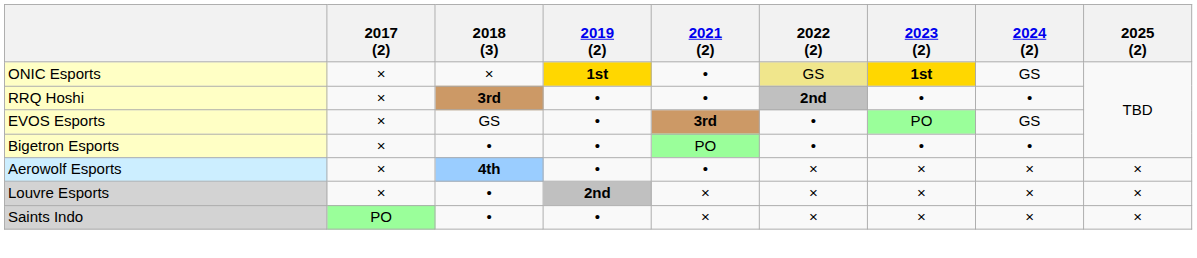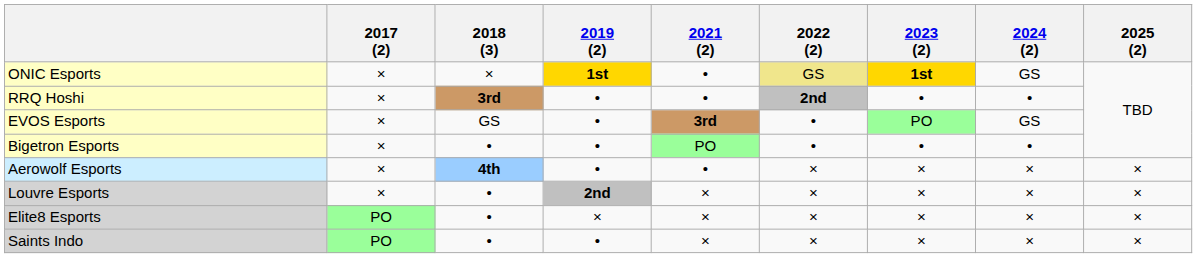+ row: (54, 217)
